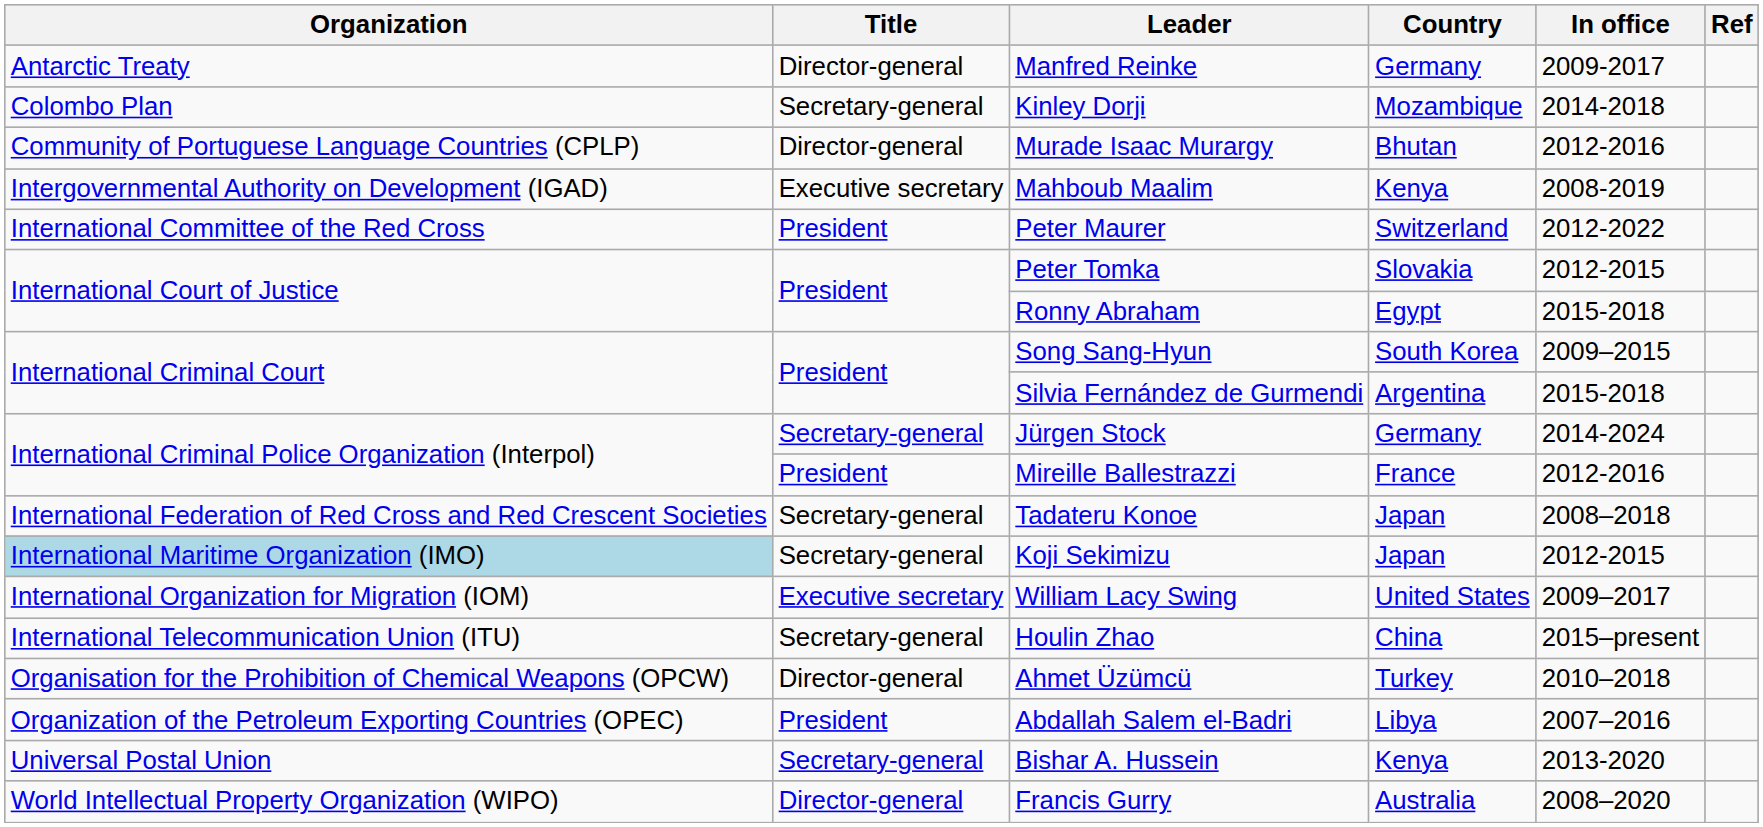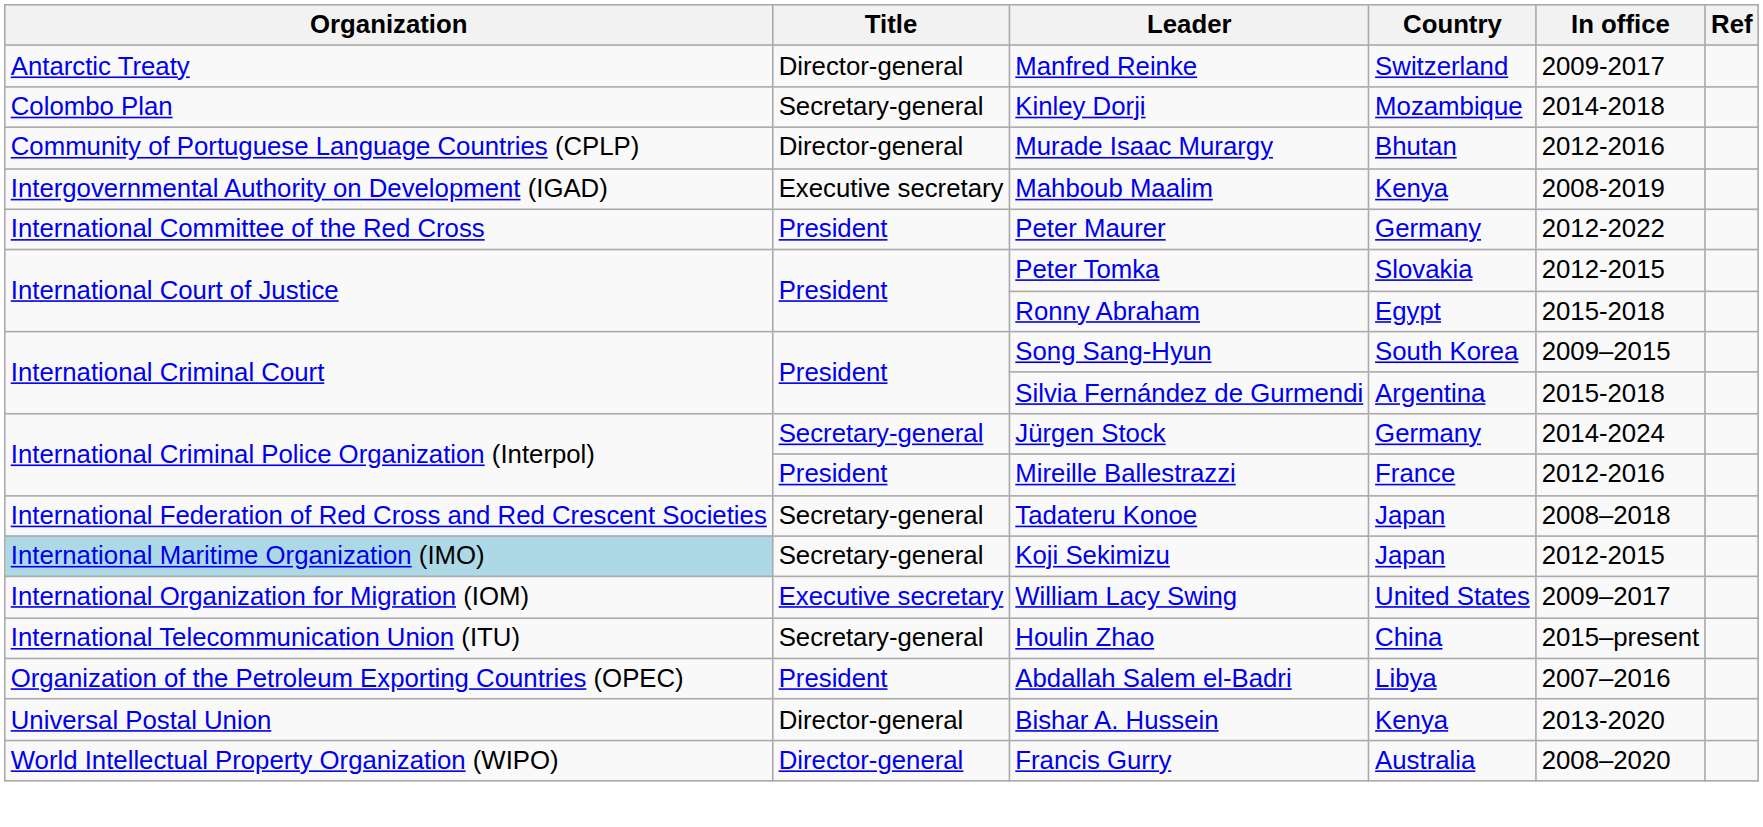(1428, 65) Germany -> (1442, 65) Switzerland
(1442, 229) Switzerland -> (1428, 229) Germany
- row: (1103, 678)
(881, 760) Secretary-general -> (871, 719) Director-general
